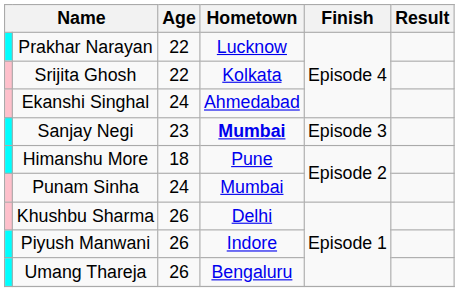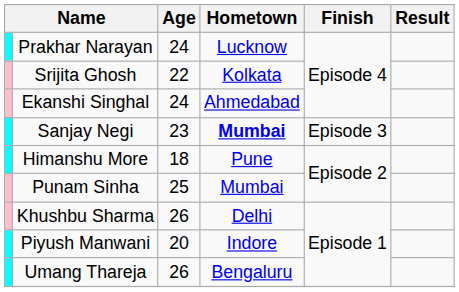(179, 46) 22 -> (179, 46) 24
(179, 187) 24 -> (179, 187) 25
(179, 243) 26 -> (179, 243) 20
